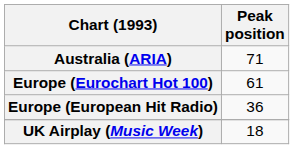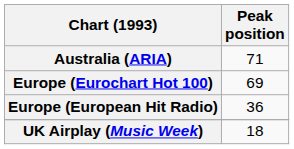(255, 82) 61 -> (255, 82) 69
